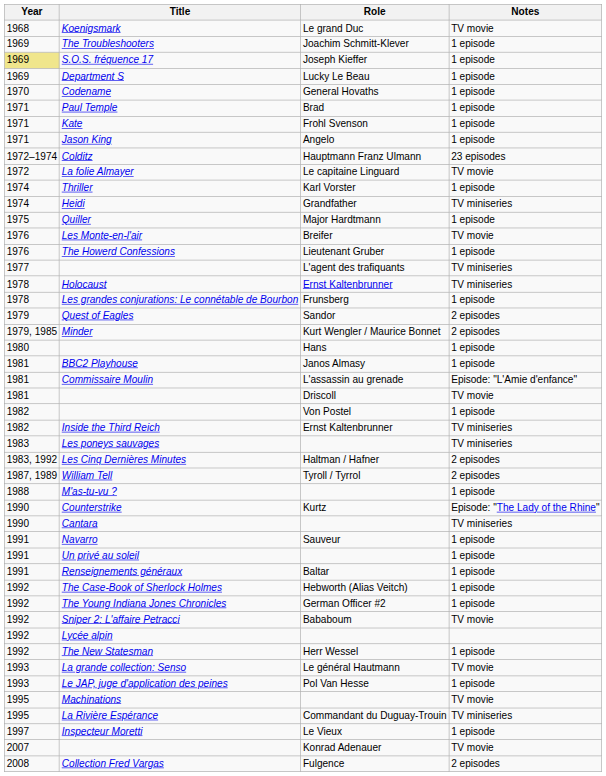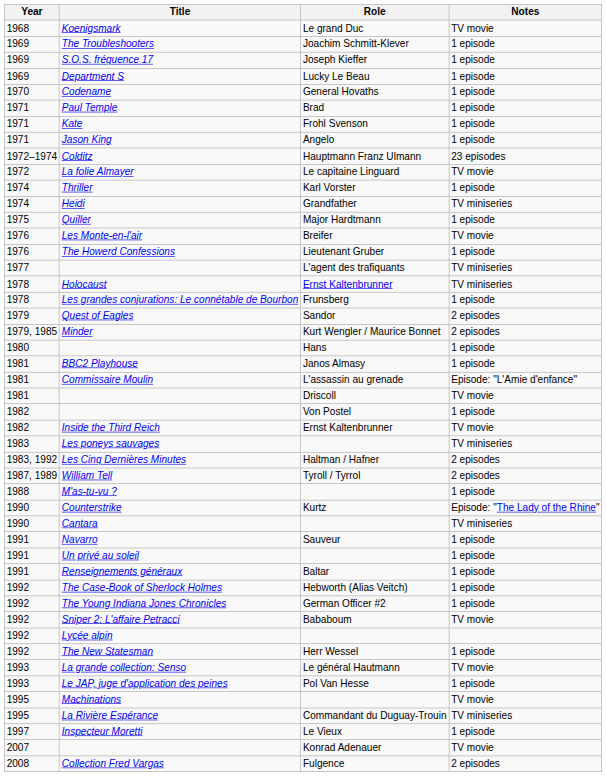(18, 60) khaki background -> (18, 60) no background
(482, 428) TV miniseries -> (472, 428) TV movie
